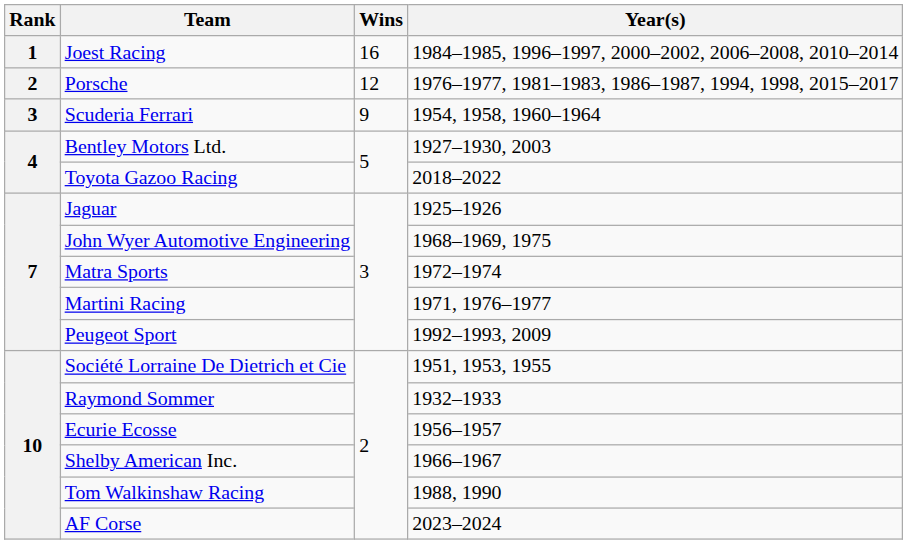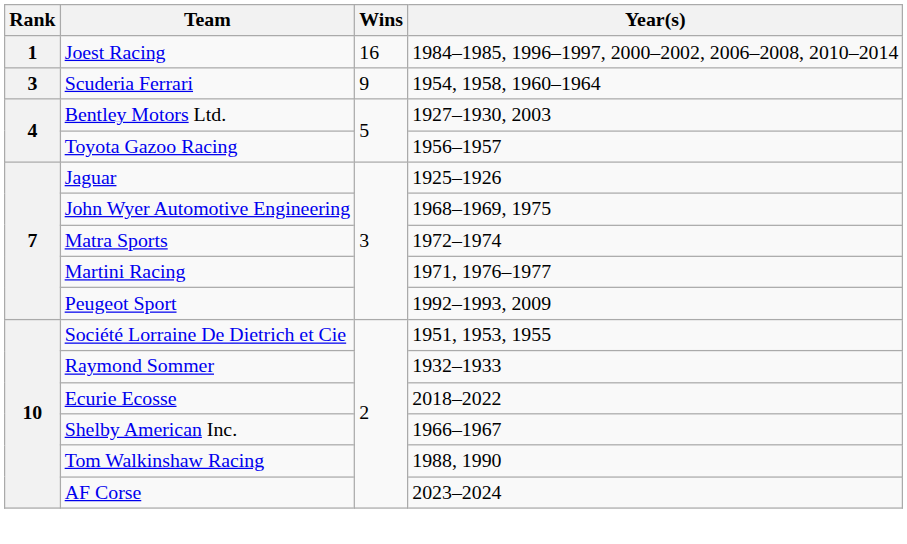- row: (96, 83)
(457, 177) 2018–2022 -> (457, 146) 1956–1957
(457, 429) 1956–1957 -> (457, 397) 2018–2022
